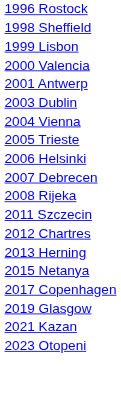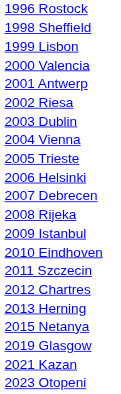+ row: (39, 102)
+ row: (45, 233)
+ row: (54, 252)
- row: (61, 289)
